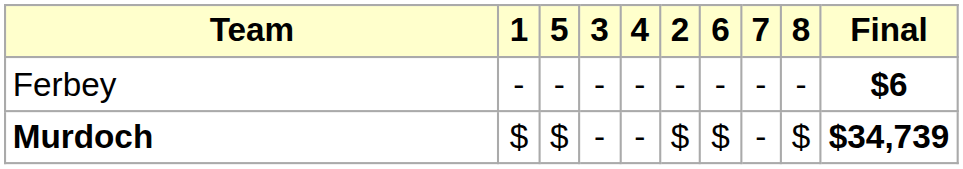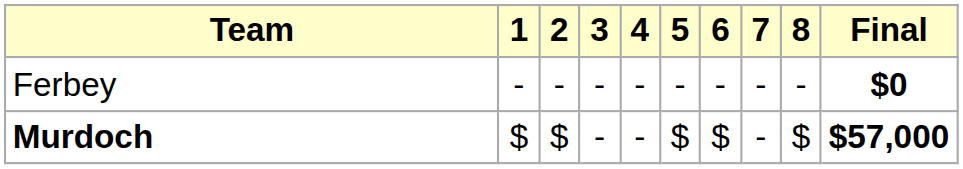columns swapped: (680, 30) <-> (559, 30)
(889, 83) $6 -> (889, 83) $0
(889, 136) $34,739 -> (889, 136) $57,000
